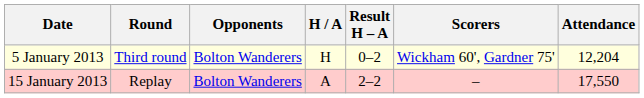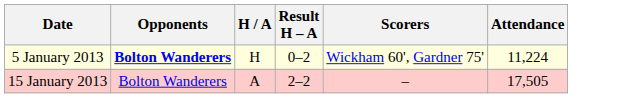- column: (150, 24)
(248, 57) normal -> (173, 57) bold
(598, 57) 12,204 -> (528, 57) 11,224
(598, 81) 17,550 -> (528, 81) 17,505
